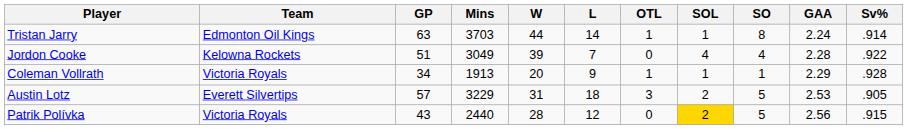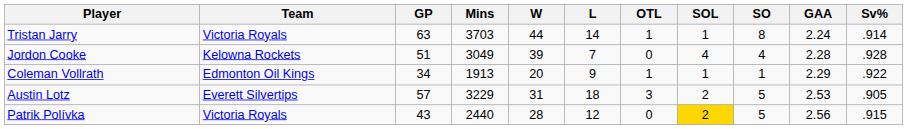(259, 34) Edmonton Oil Kings -> (245, 34) Victoria Royals
(875, 54) .922 -> (875, 54) .928
(245, 74) Victoria Royals -> (259, 74) Edmonton Oil Kings
(875, 74) .928 -> (875, 74) .922
